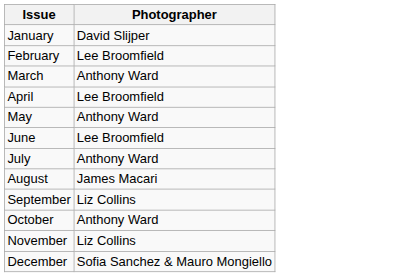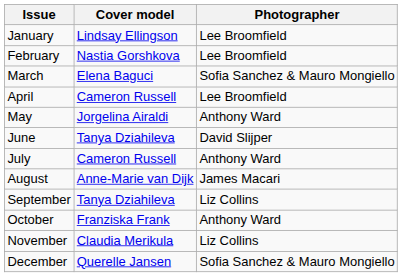+ column: (135, 14)
(113, 35) David Slijper -> (243, 35) Lee Broomfield
(118, 76) Anthony Ward -> (297, 76) Sofia Sanchez & Mauro Mongiello
(120, 138) Lee Broomfield -> (236, 138) David Slijper
